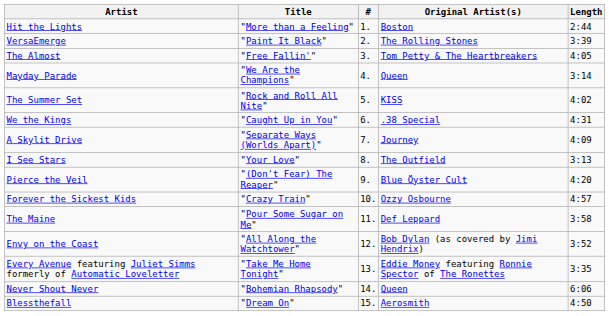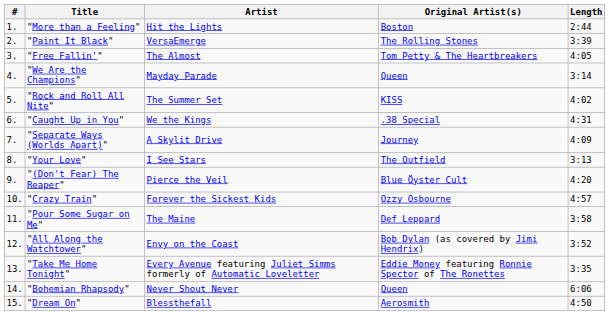columns swapped: (368, 12) <-> (121, 12)
